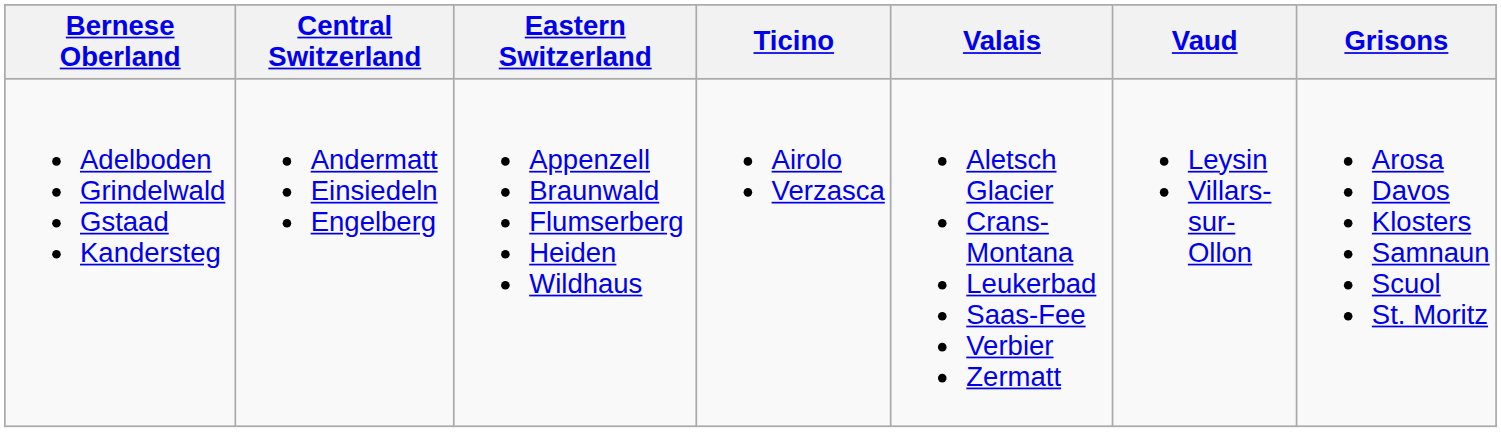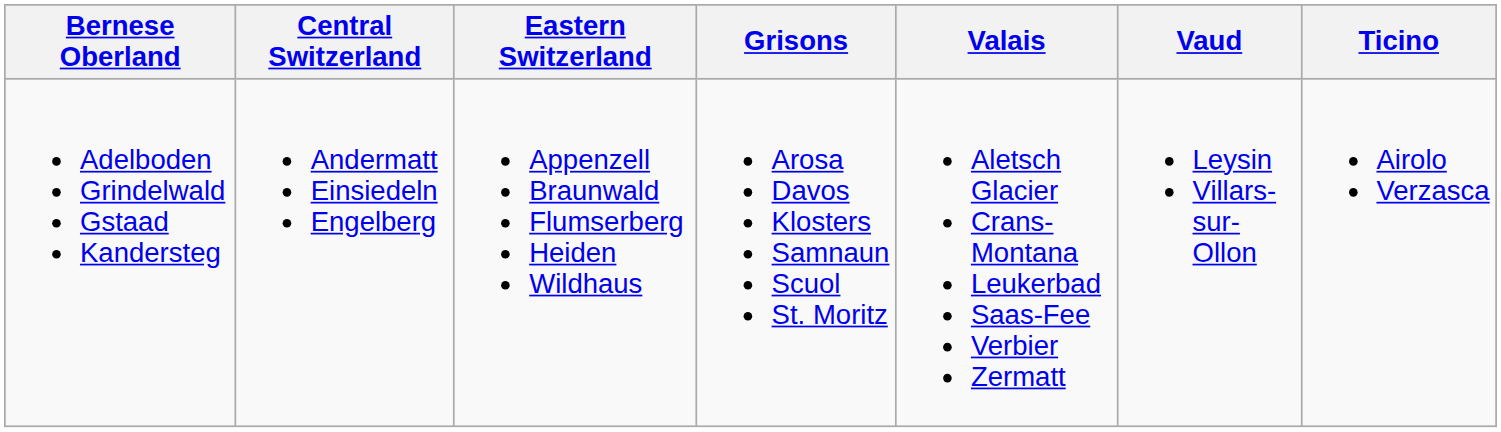columns swapped: (1396, 41) <-> (794, 41)
